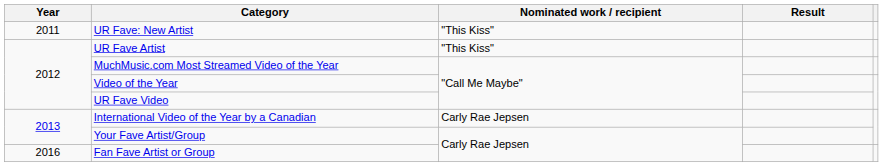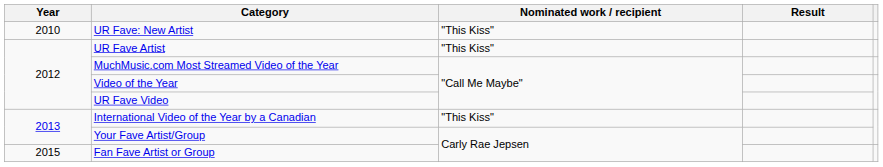(48, 30) 2011 -> (48, 30) 2010
(485, 118) Carly Rae Jepsen -> (468, 118) "This Kiss"
(48, 153) 2016 -> (48, 153) 2015
